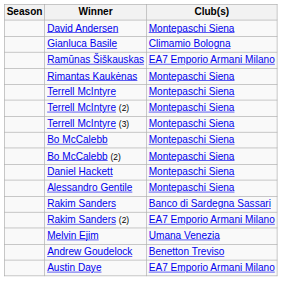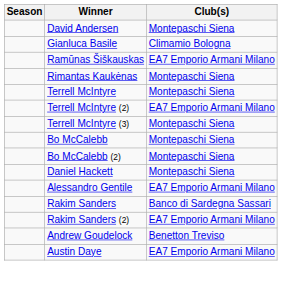(192, 108) Montepaschi Siena -> (212, 108) EA7 Emporio Armani Milano
(192, 188) Montepaschi Siena -> (212, 188) EA7 Emporio Armani Milano
- row: (73, 236)
